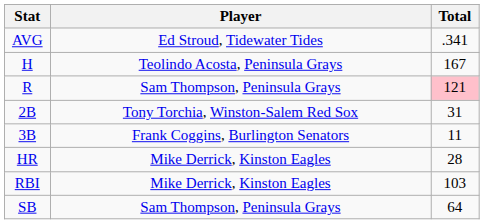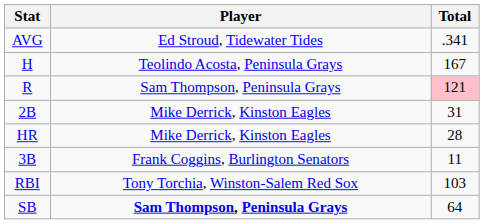(241, 111) Tony Torchia, Winston-Salem Red Sox -> (240, 111) Mike Derrick, Kinston Eagles
rows swapped: (27, 135) <-> (27, 159)
(240, 183) Mike Derrick, Kinston Eagles -> (241, 183) Tony Torchia, Winston-Salem Red Sox
(241, 207) normal -> (241, 207) bold
